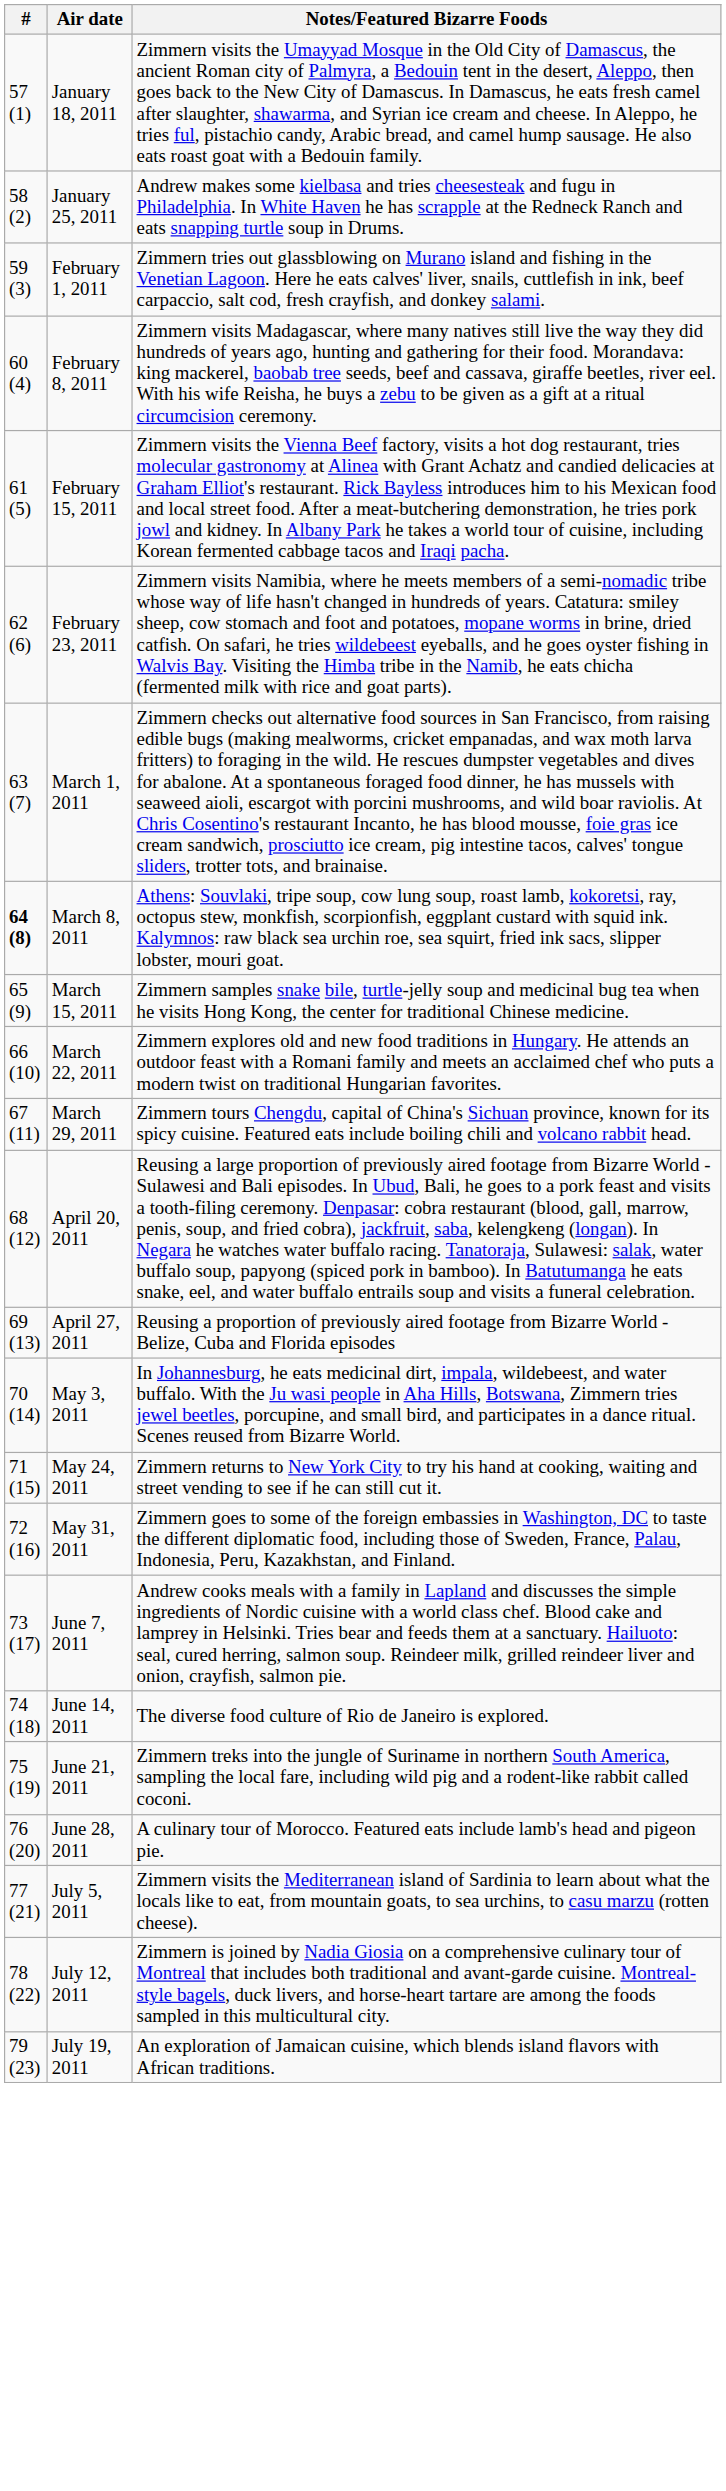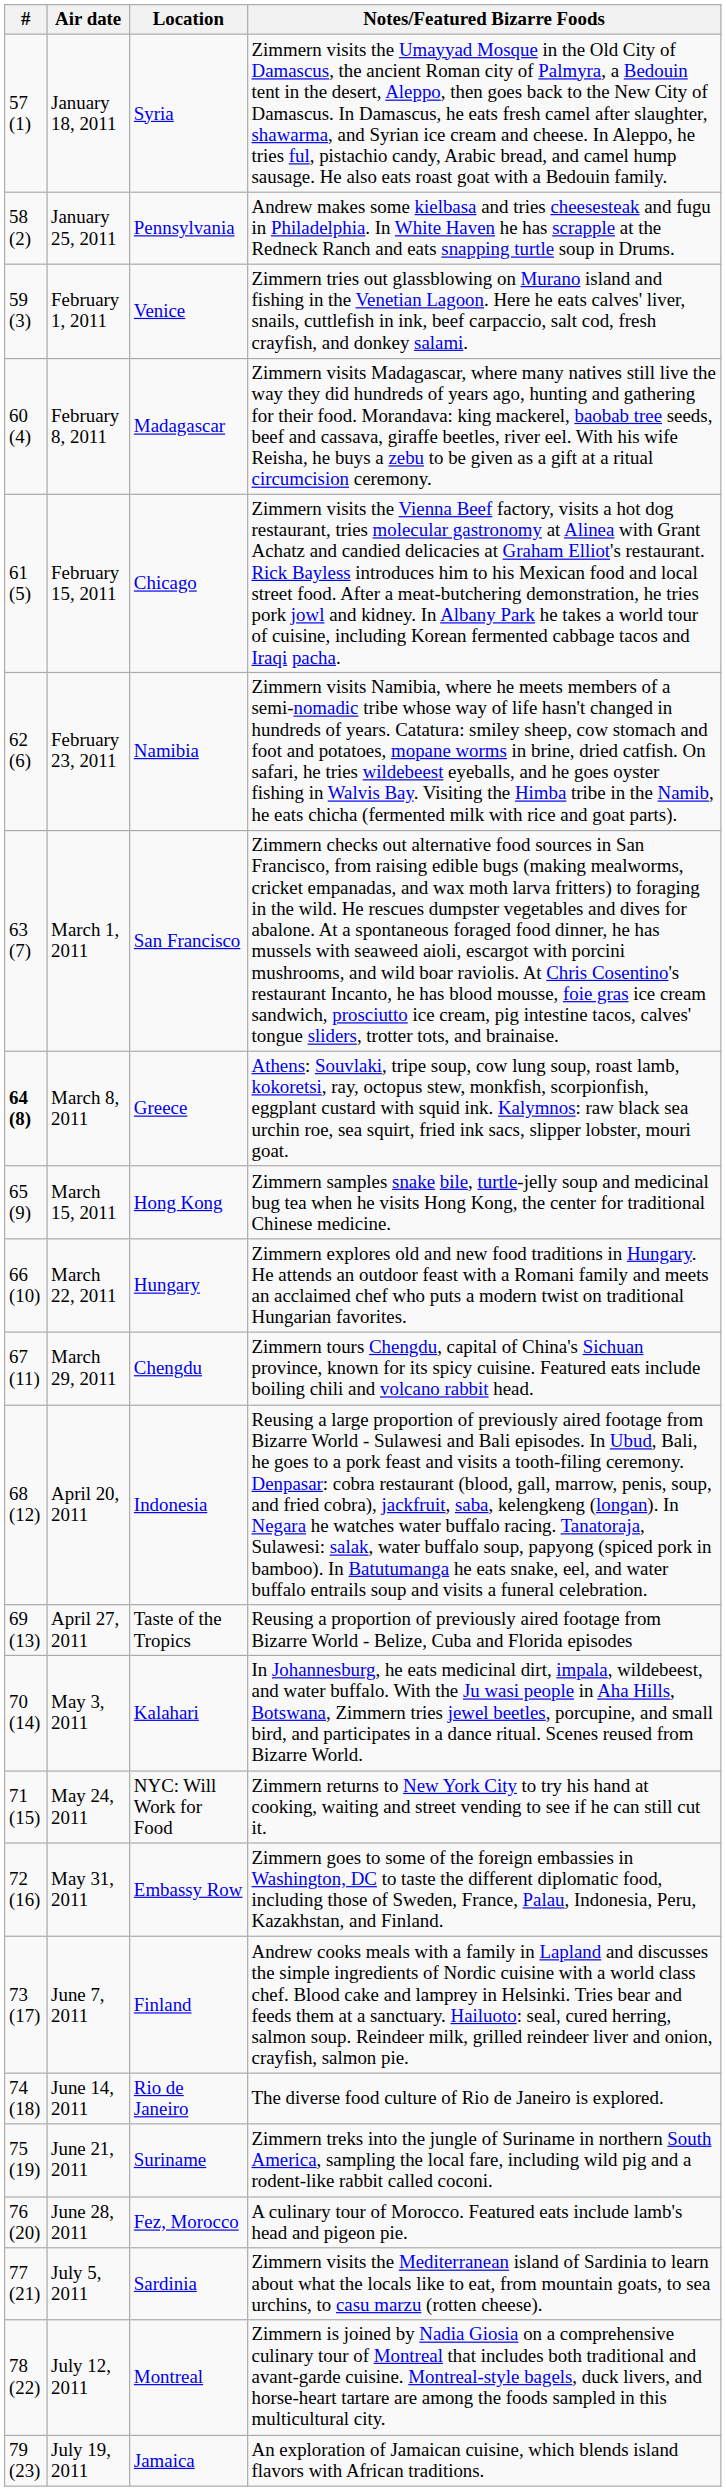+ column: (188, 19)
